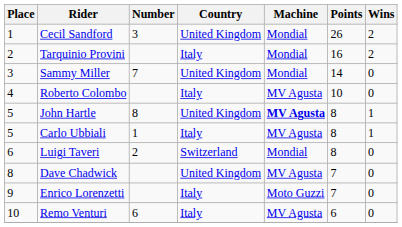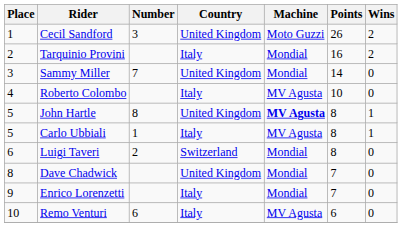(287, 34) Mondial -> (296, 34) Moto Guzzi
(295, 172) MV Agusta -> (287, 172) Mondial
(296, 192) Moto Guzzi -> (287, 192) Mondial
